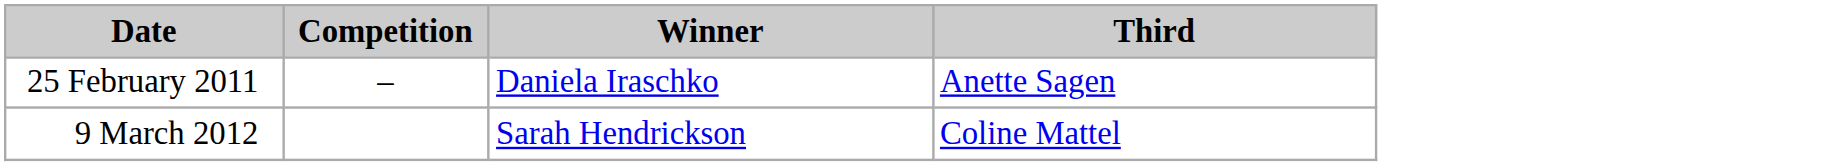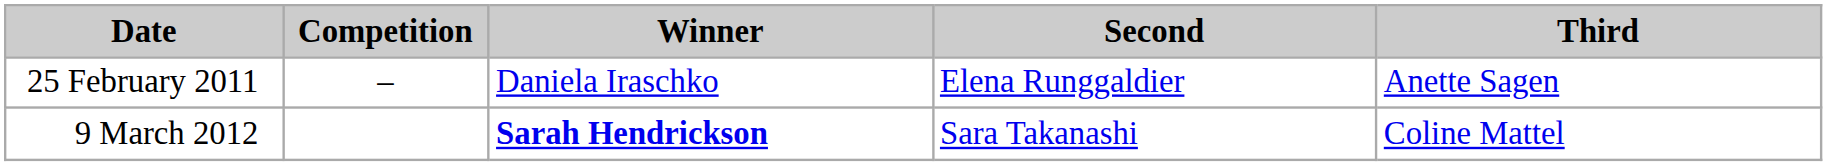+ column: (1154, 31)
(621, 133) normal -> (632, 133) bold
